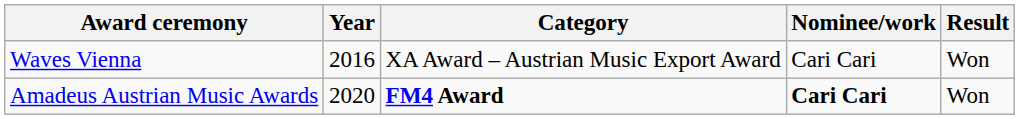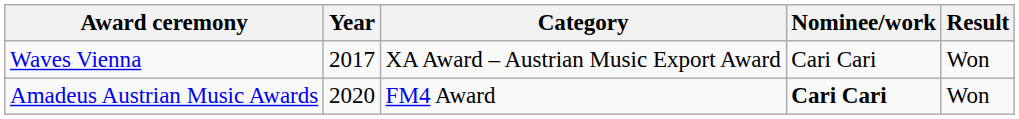(352, 59) 2016 -> (352, 59) 2017
(445, 95) bold -> (441, 95) normal
